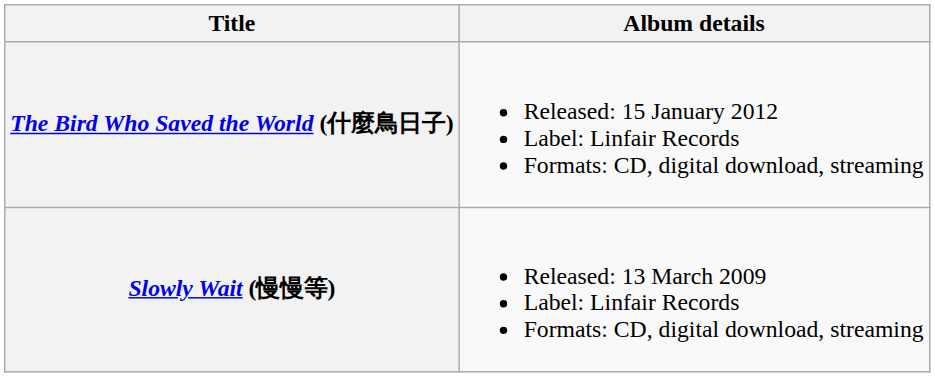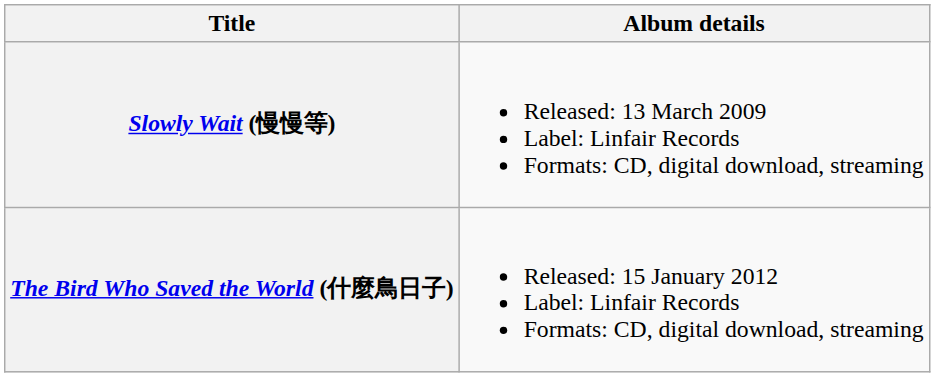rows swapped: (232, 288) <-> (232, 123)
